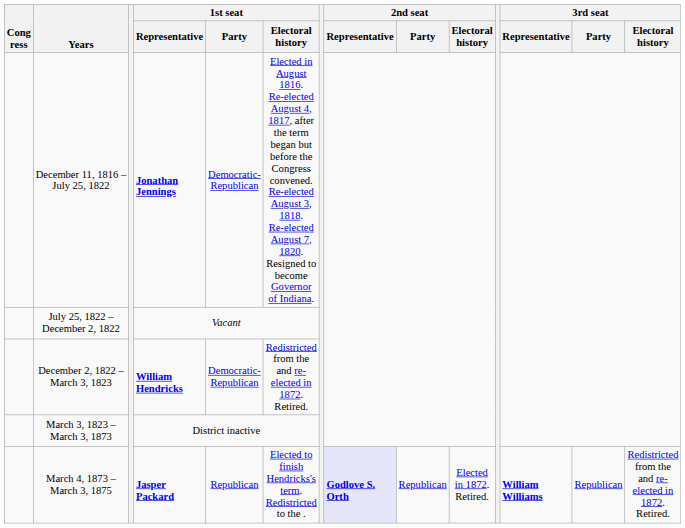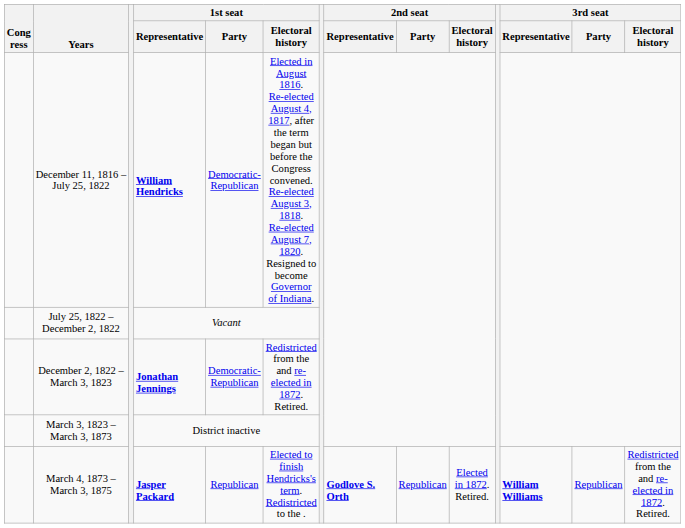(157, 186) Jonathan Jennings -> (159, 186) William Hendricks
(159, 382) William Hendricks -> (157, 382) Jonathan Jennings
(351, 490) lavender background -> (351, 490) no background
